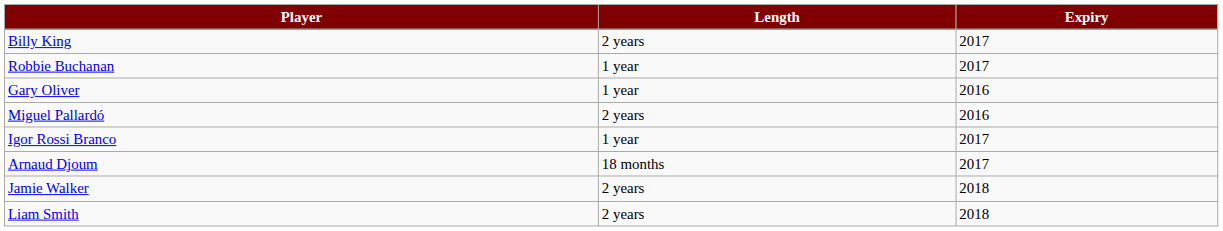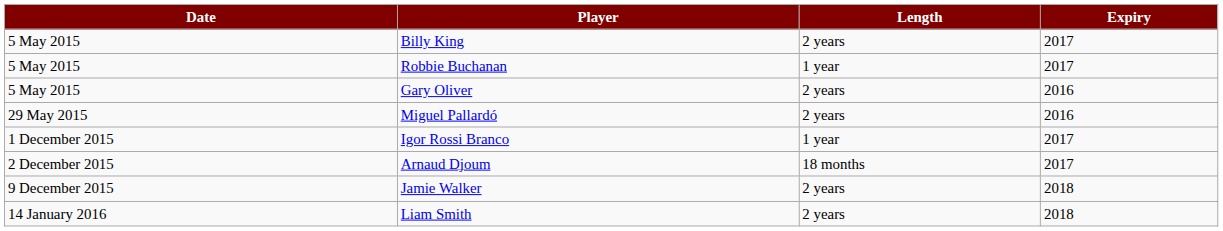+ column: (201, 16)
(620, 90) 1 year -> (824, 90) 2 years
